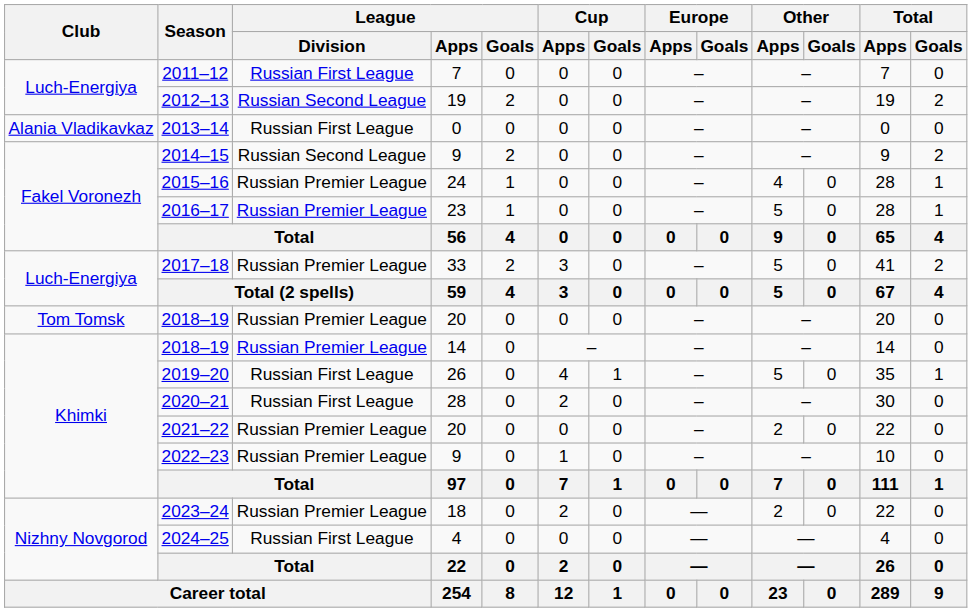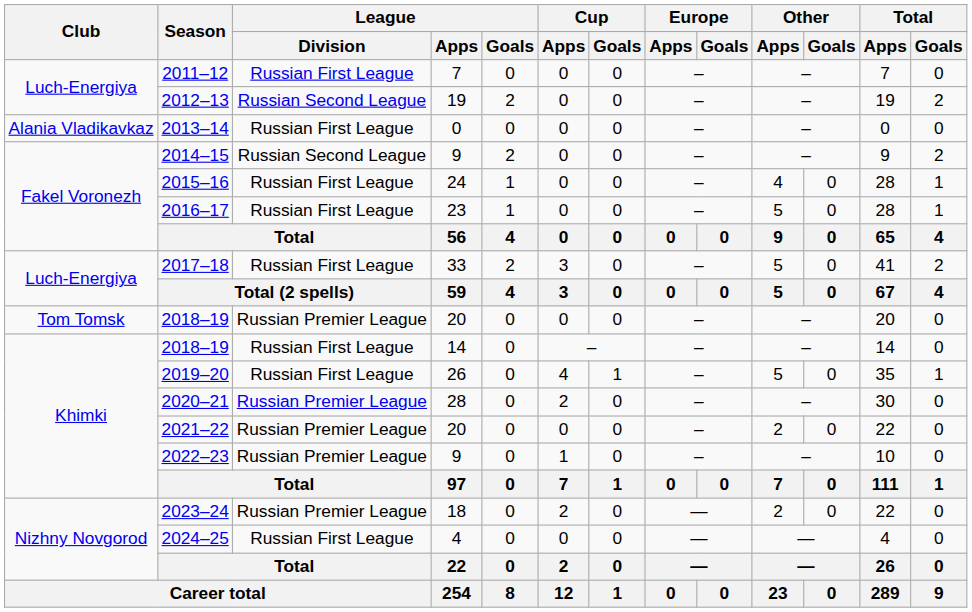(332, 182) Russian Premier League -> (332, 182) Russian First League
(332, 210) Russian Premier League -> (332, 210) Russian First League
(332, 264) Russian Premier League -> (332, 264) Russian First League
(332, 347) Russian Premier League -> (332, 347) Russian First League
(332, 401) Russian First League -> (332, 401) Russian Premier League
